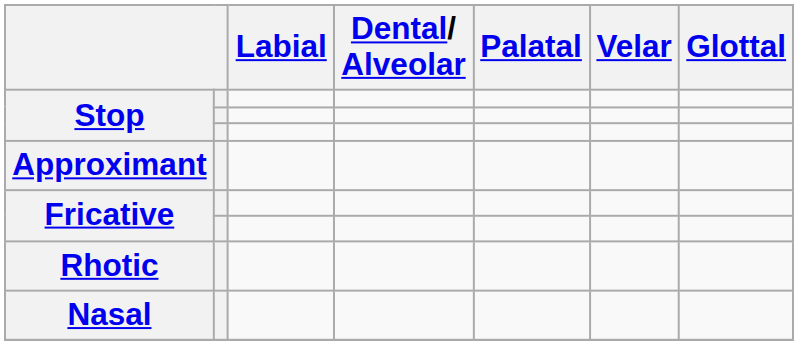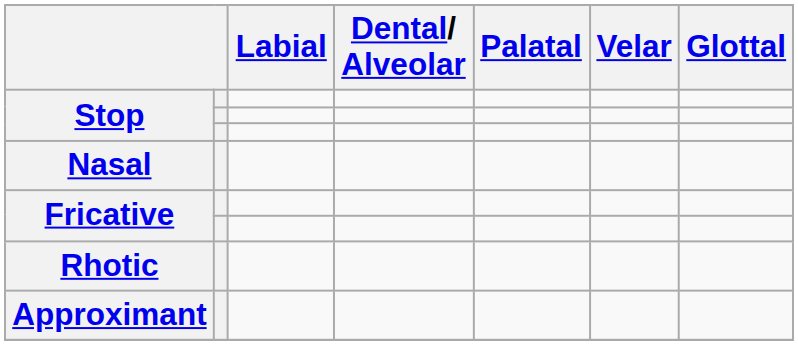rows swapped: (109, 314) <-> (109, 164)
